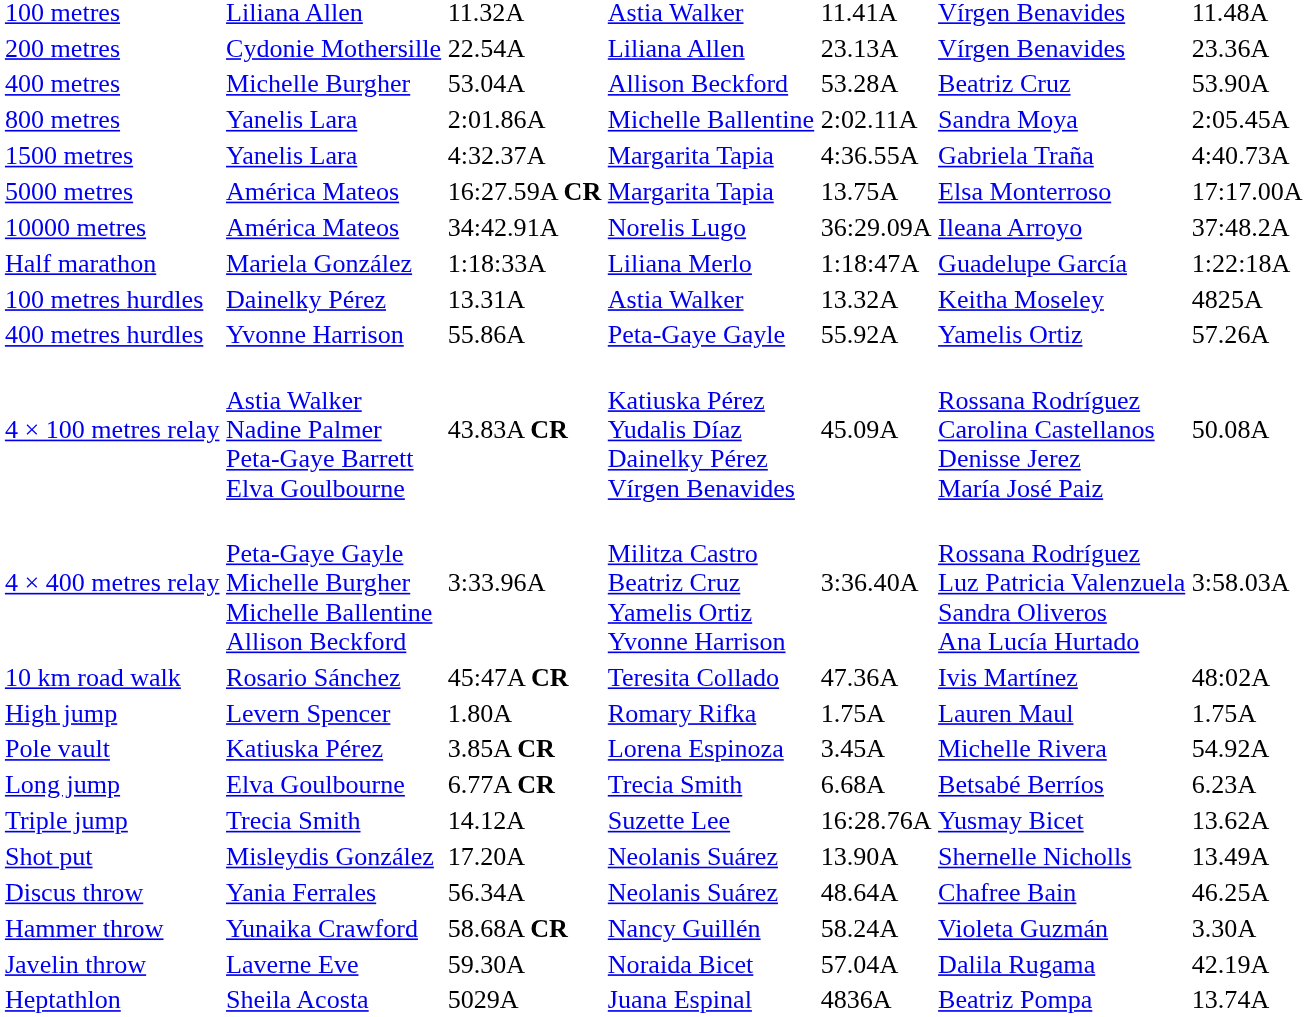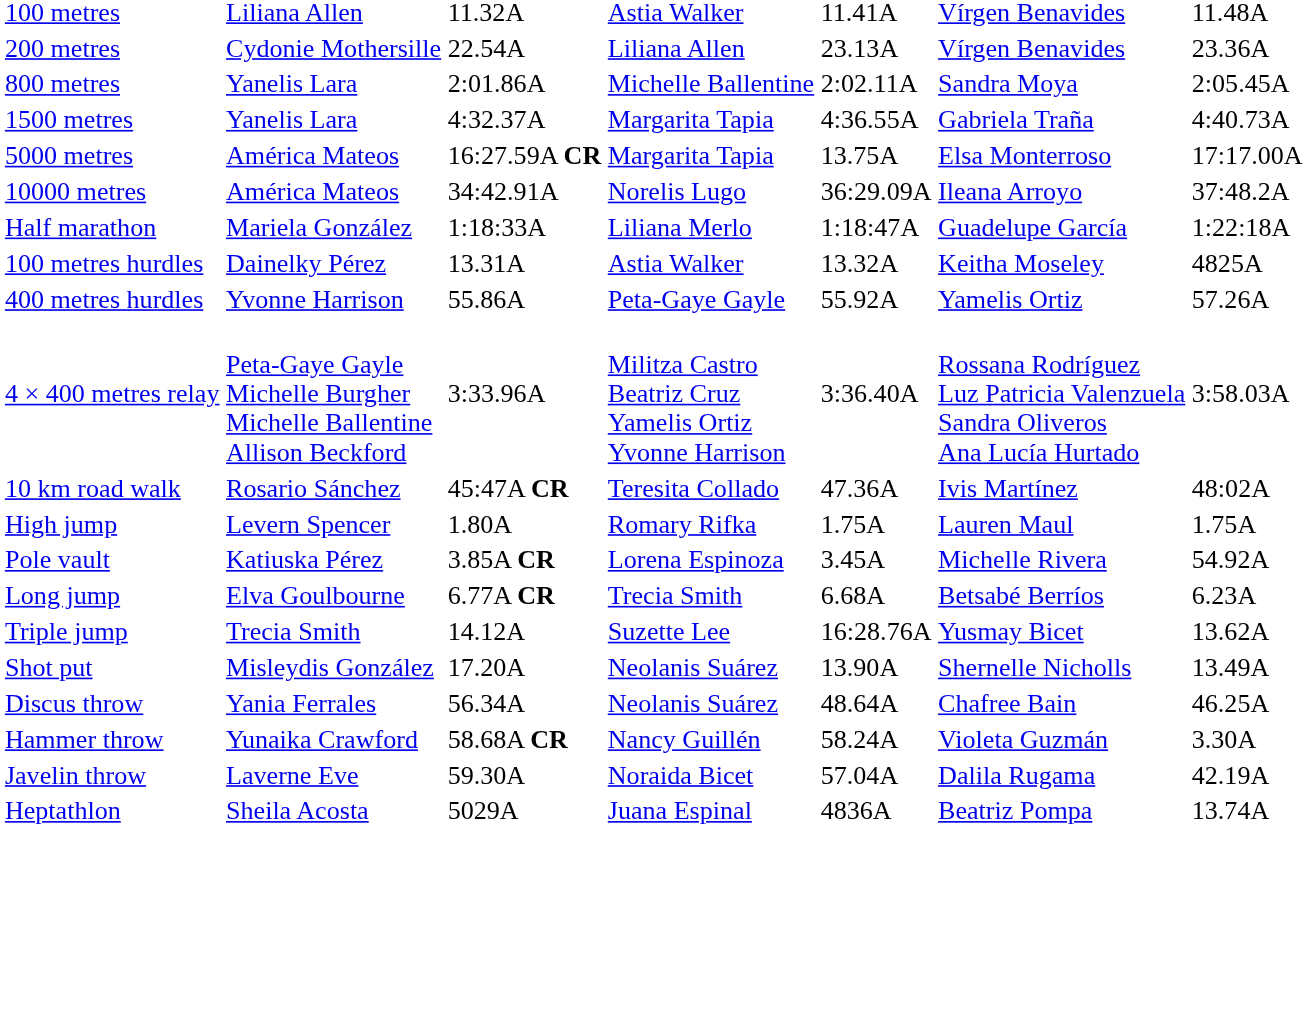- row: (62, 83)
- row: (112, 429)
